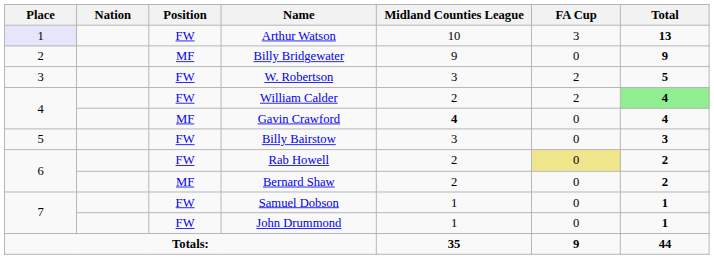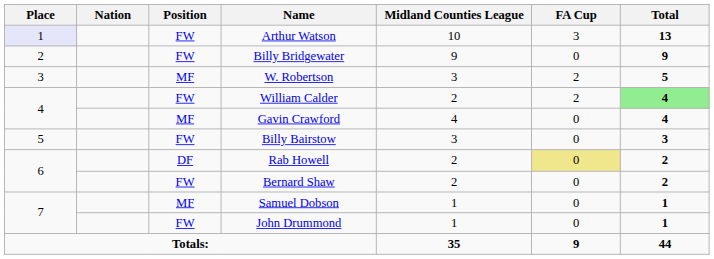(185, 56) MF -> (185, 56) FW
(185, 77) FW -> (185, 77) MF
(454, 119) bold -> (454, 119) normal
(185, 160) FW -> (185, 160) DF
(185, 181) MF -> (185, 181) FW
(185, 202) FW -> (185, 202) MF
